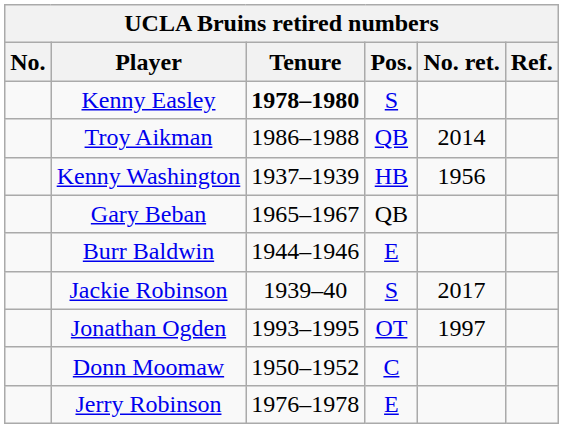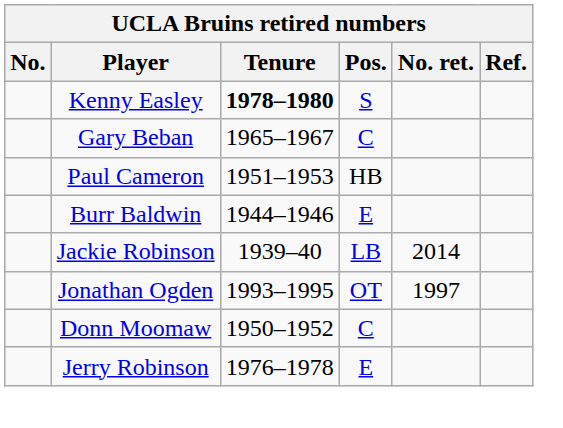- row: (148, 137)
- row: (148, 175)
(391, 213) QB -> (366, 137) C
+ row: (136, 175)
(391, 289) S -> (366, 251) LB
(462, 289) 2017 -> (436, 251) 2014
